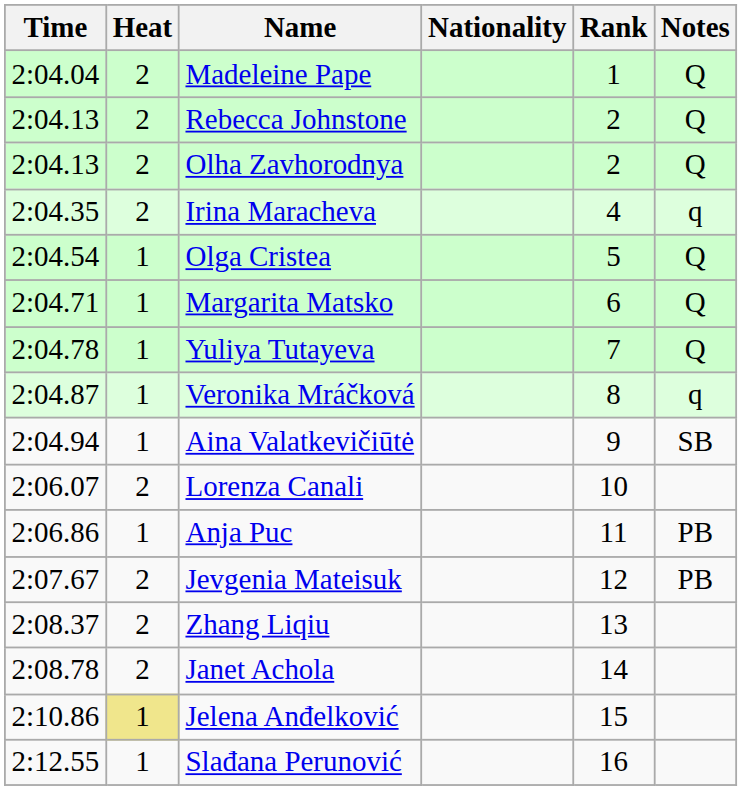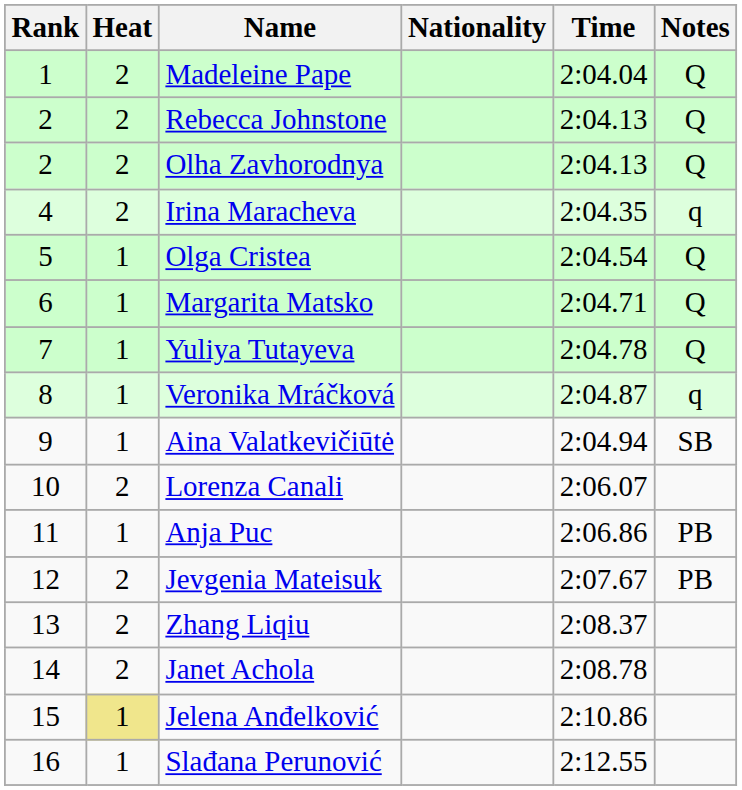columns swapped: (614, 27) <-> (55, 27)
